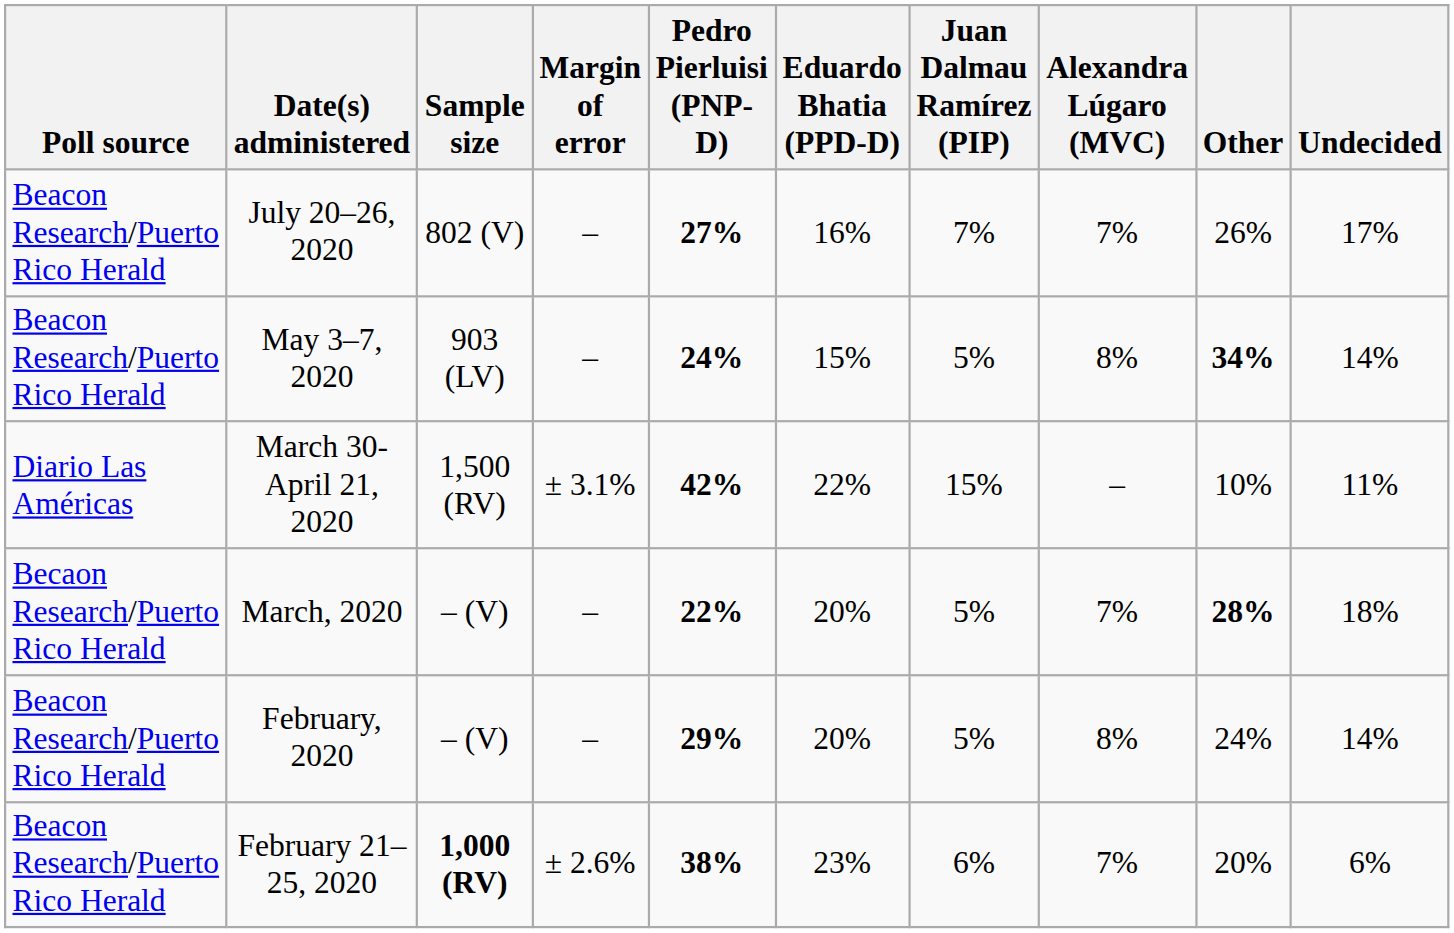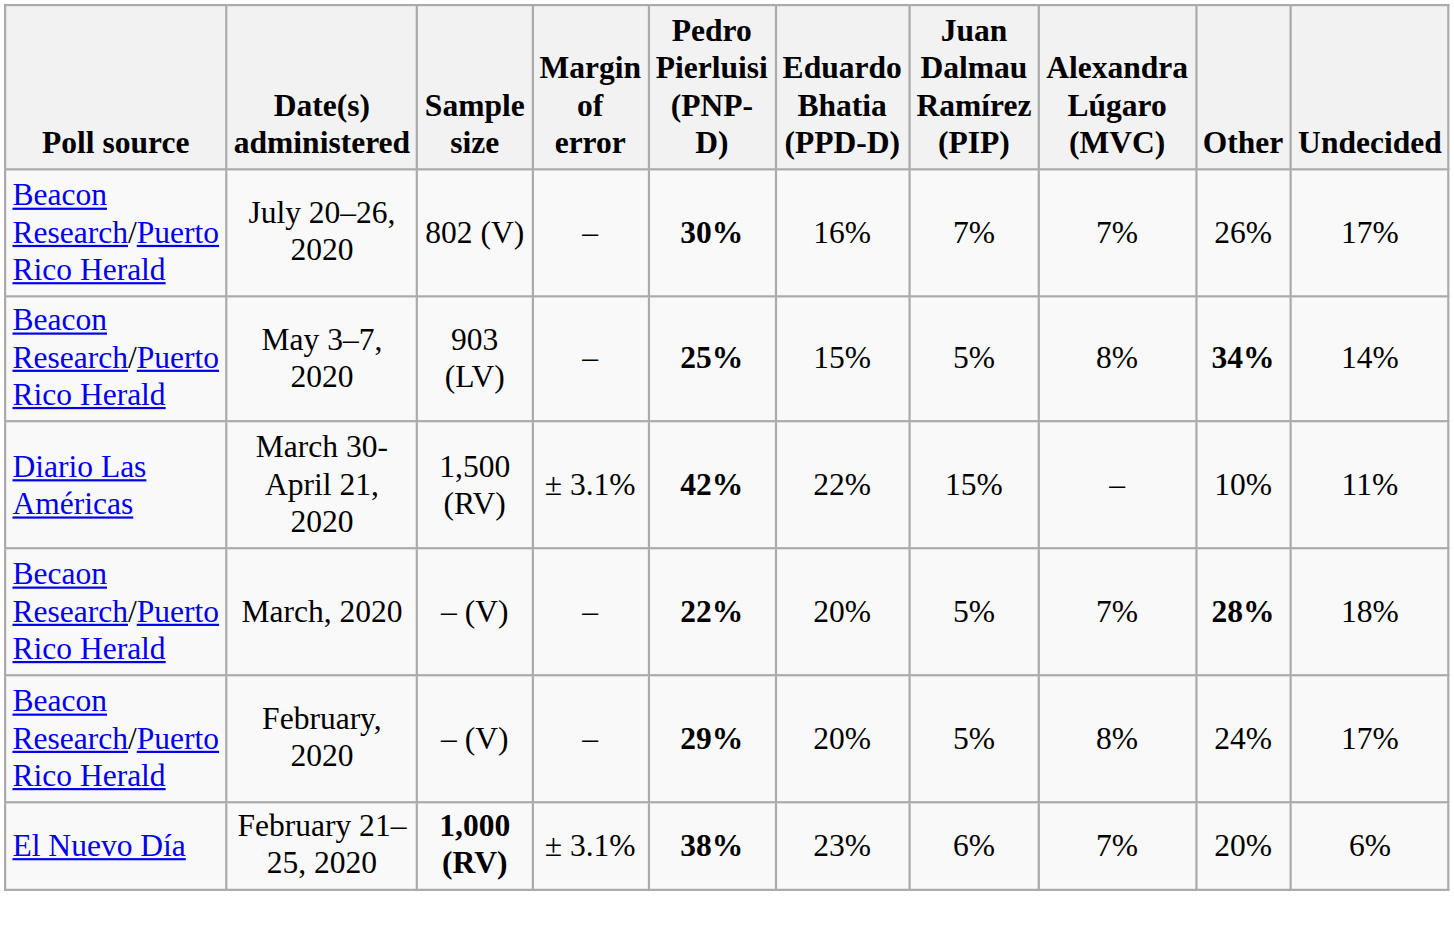(712, 231) 27% -> (712, 231) 30%
(712, 358) 24% -> (712, 358) 25%
(1370, 737) 14% -> (1370, 737) 17%
(116, 864) Beacon Research/Puerto Rico Herald -> (99, 845) El Nuevo Día
(590, 864) ± 2.6% -> (590, 845) ± 3.1%
